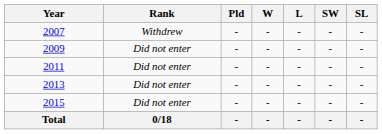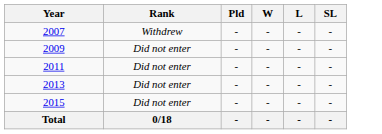- column: (330, 13)
